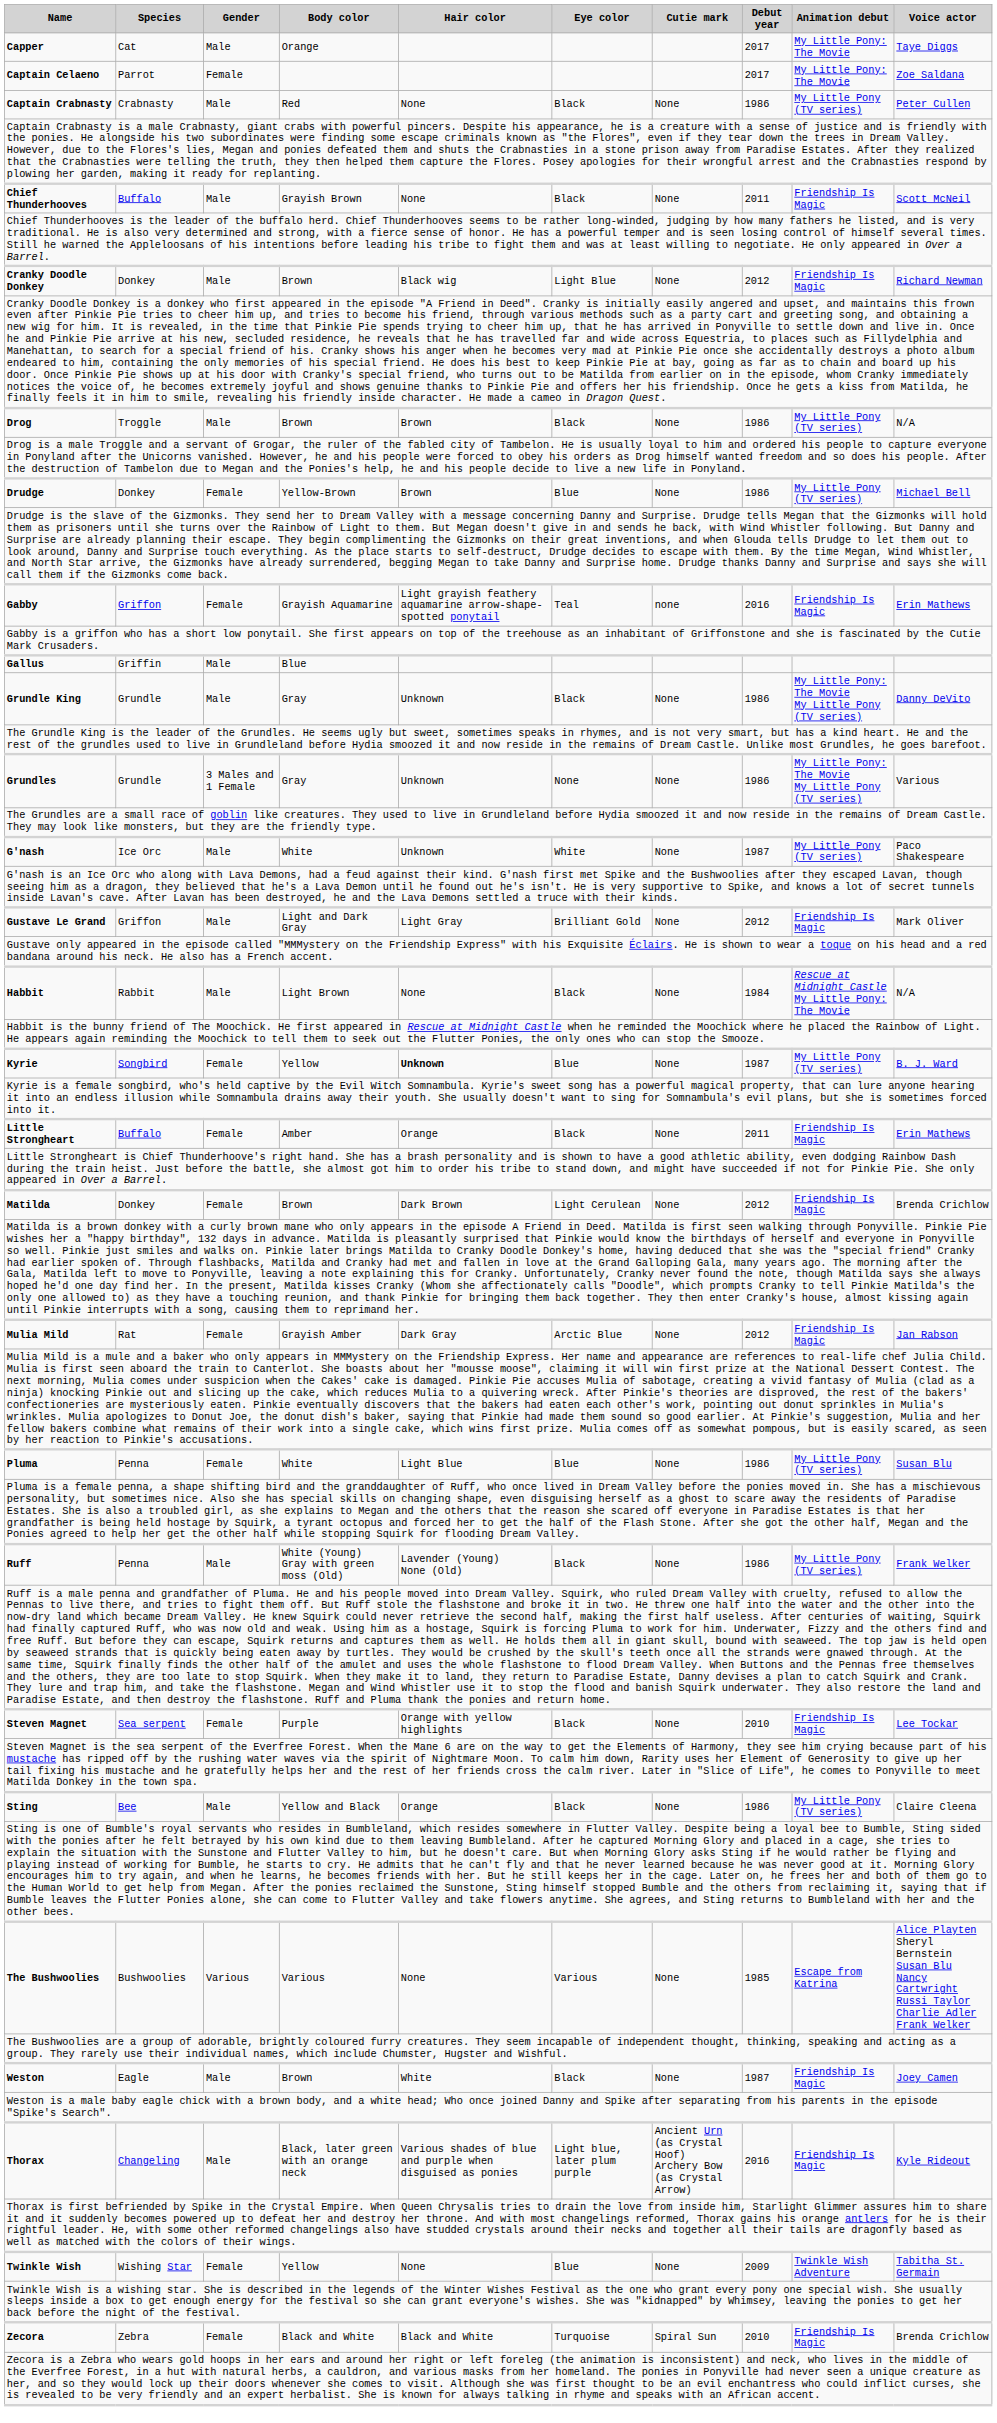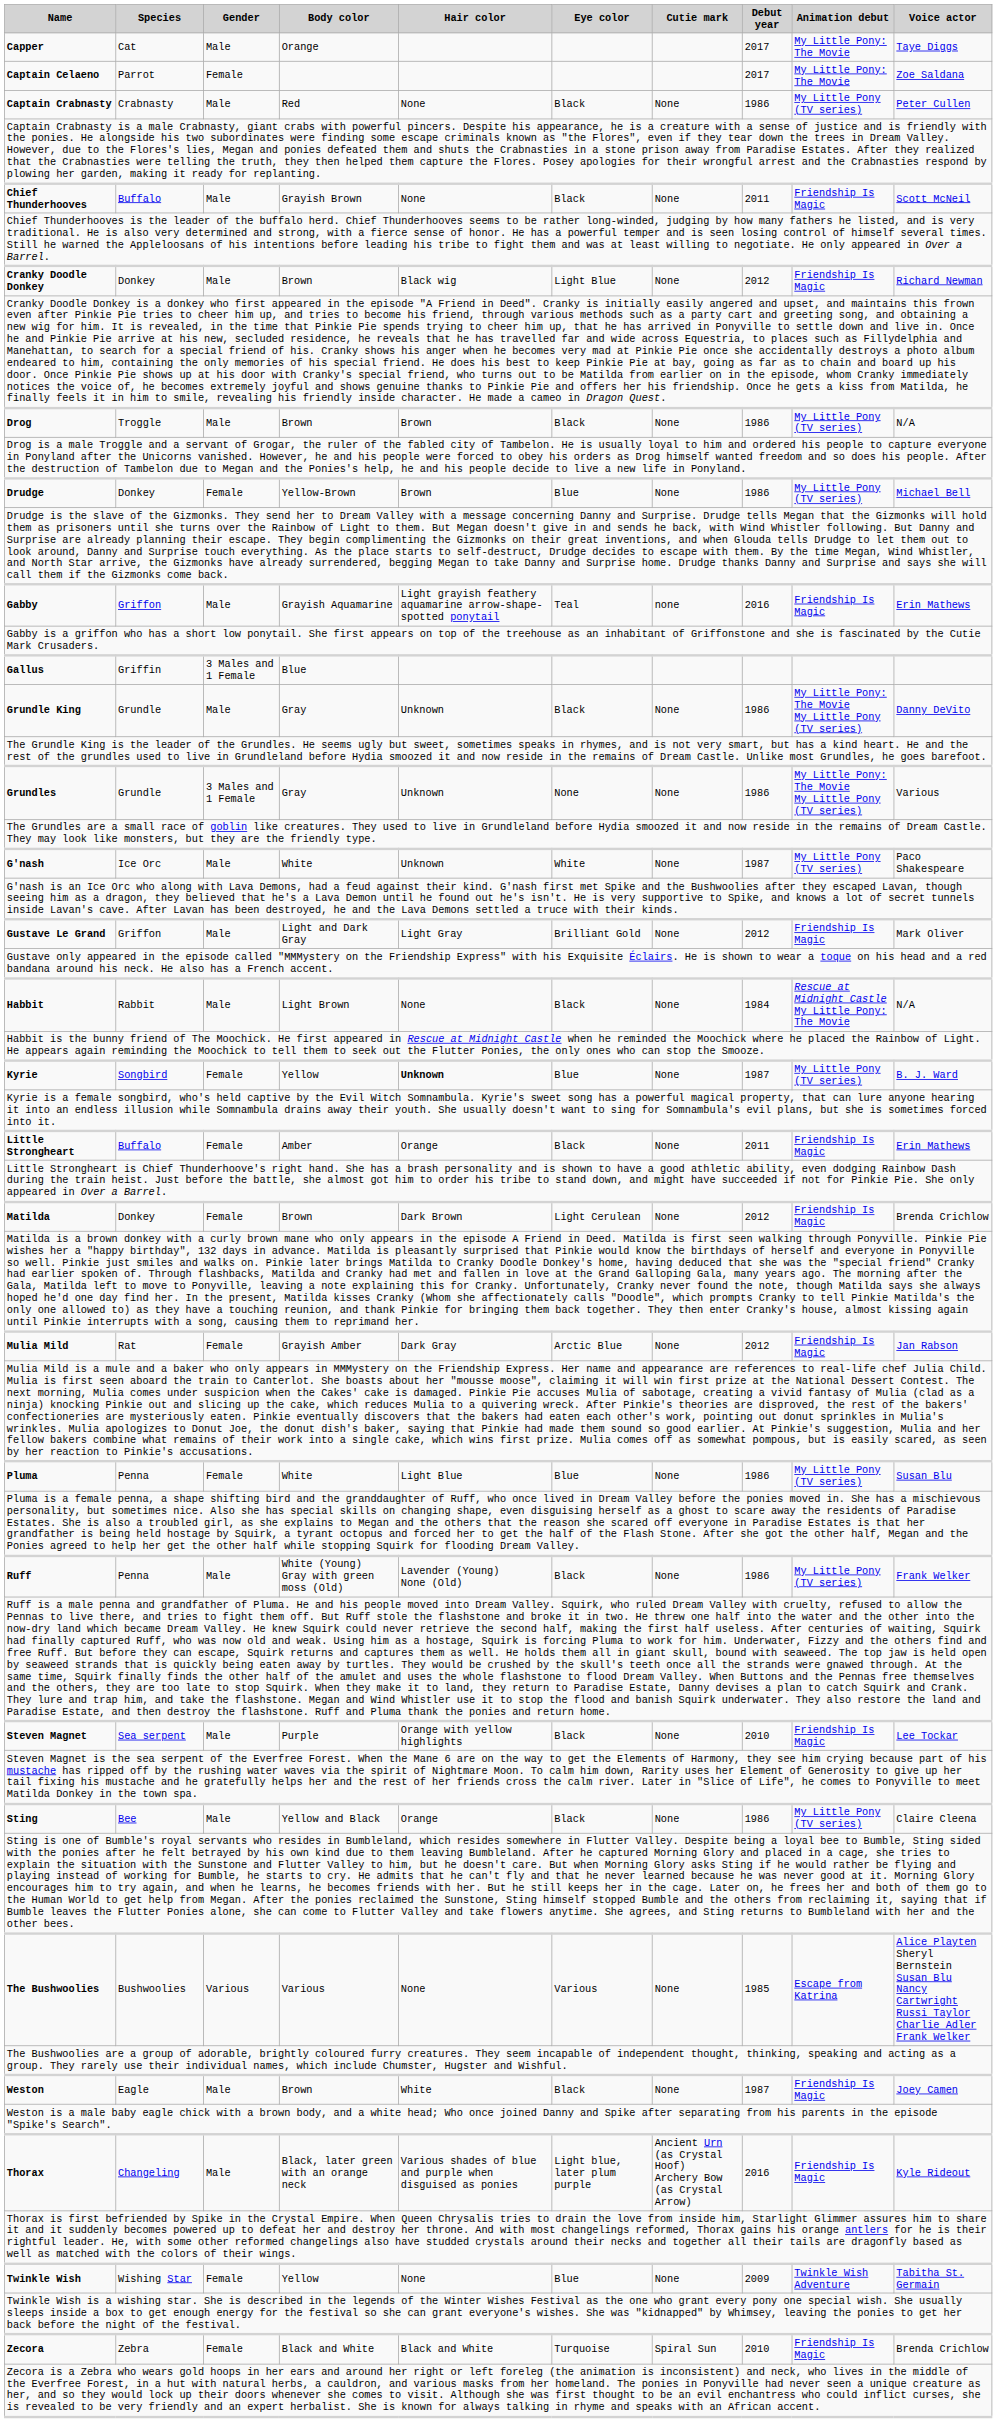(224, 606) Female -> (218, 606) Male
(218, 664) Male -> (240, 670) 3 Males and 1 Female
(224, 1724) Female -> (218, 1736) Male
